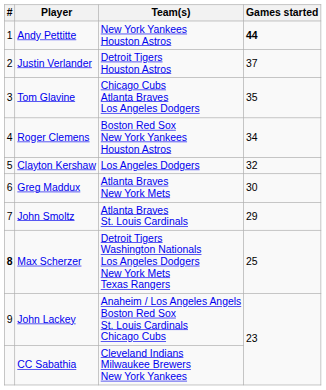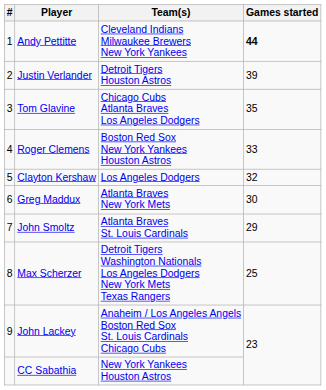(144, 35) New York Yankees Houston Astros -> (146, 41) Cleveland Indians Milwaukee Brewers New York Yankees
(252, 63) 37 -> (252, 75) 39
(252, 137) 34 -> (252, 149) 33
(10, 262) bold -> (10, 273) normal
(146, 365) Cleveland Indians Milwaukee Brewers New York Yankees -> (144, 371) New York Yankees Houston Astros
